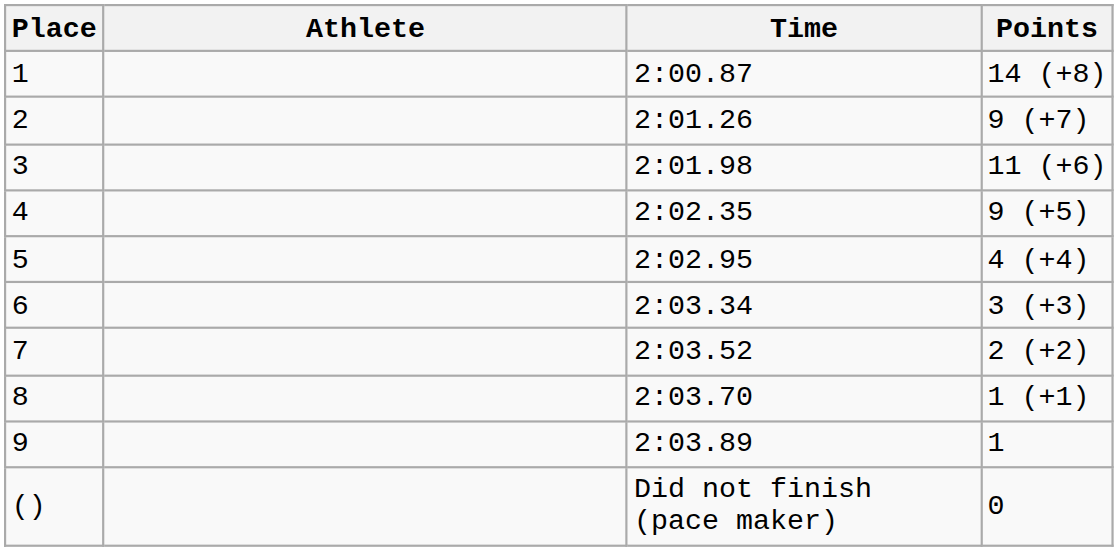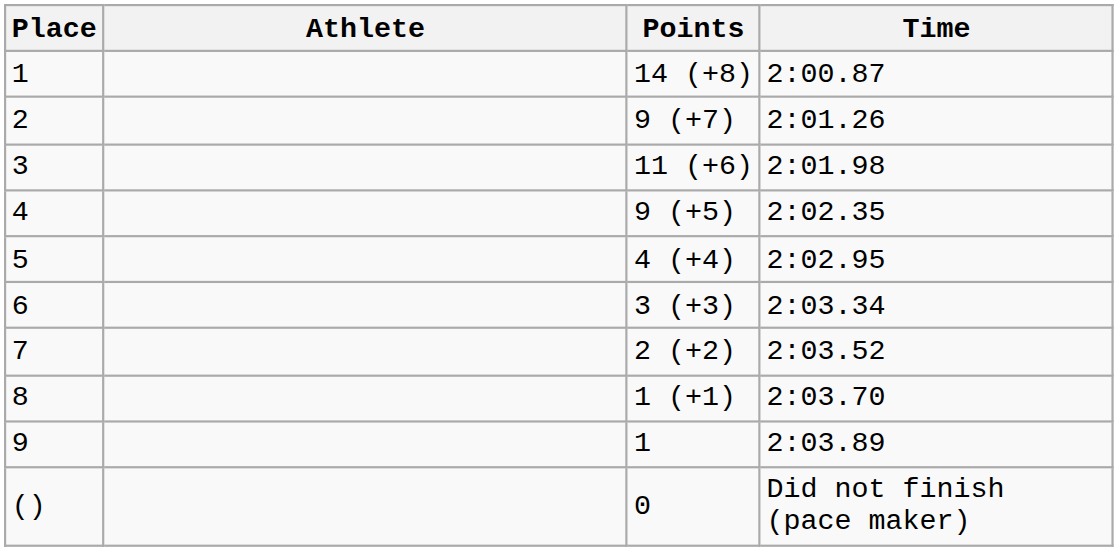columns swapped: (804, 28) <-> (1047, 28)
